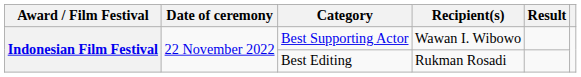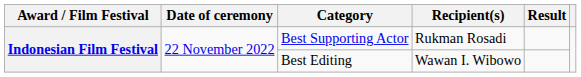(468, 38) Wawan I. Wibowo -> (461, 38) Rukman Rosadi
(461, 60) Rukman Rosadi -> (468, 60) Wawan I. Wibowo
